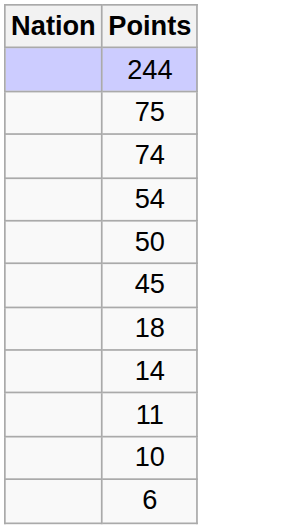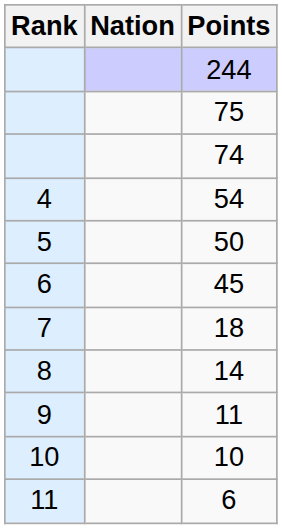+ column: (44, 26)
